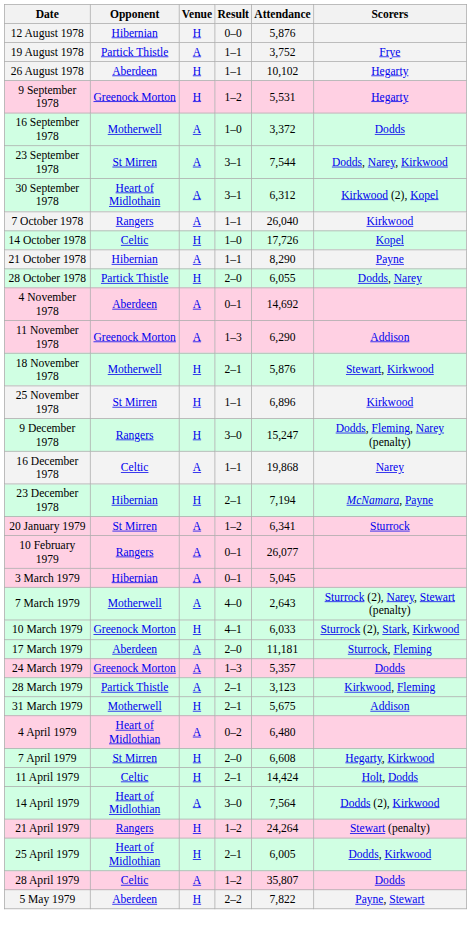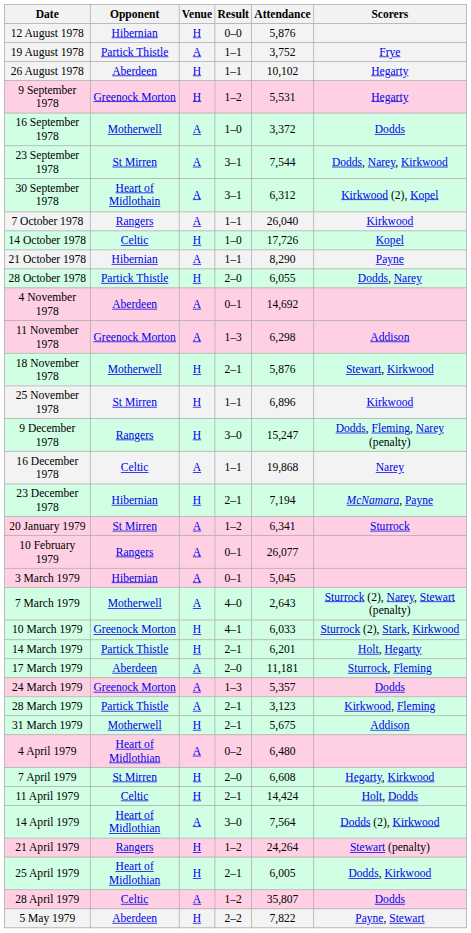(283, 337) 6,290 -> (283, 337) 6,298
+ row: (47, 649)
